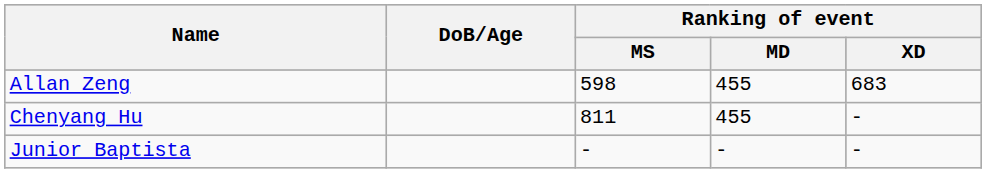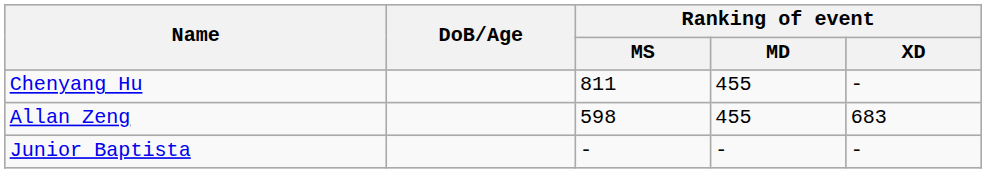rows swapped: (70, 86) <-> (76, 119)
